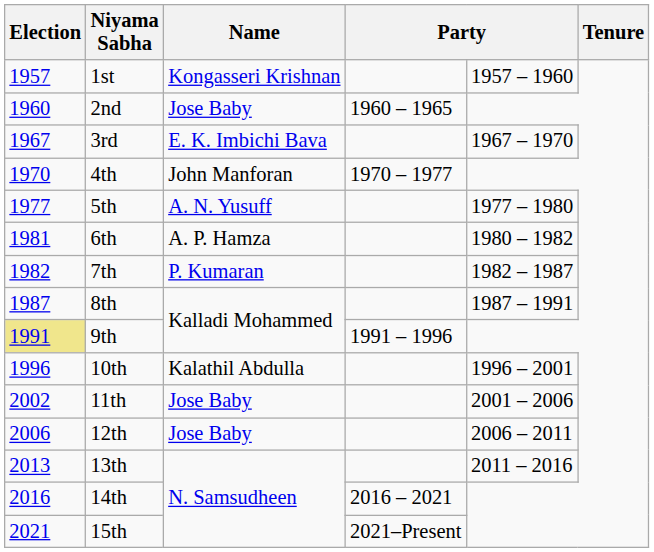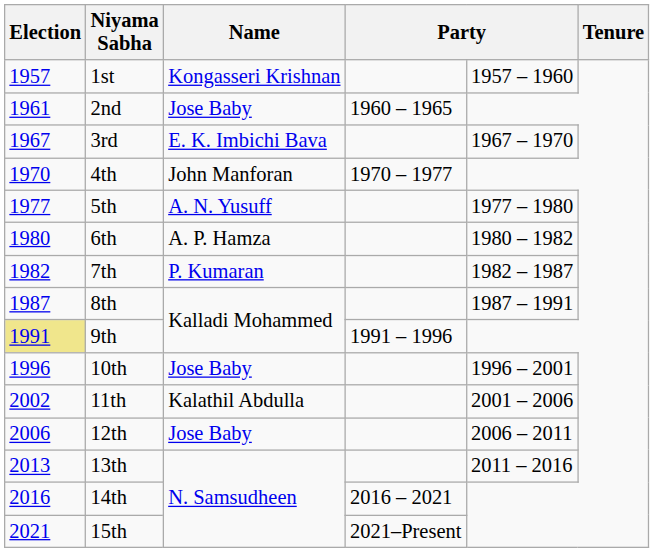(30, 108) 1960 -> (30, 108) 1961
(30, 238) 1981 -> (30, 238) 1980
(236, 368) Kalathil Abdulla -> (210, 368) Jose Baby
(210, 401) Jose Baby -> (236, 401) Kalathil Abdulla
